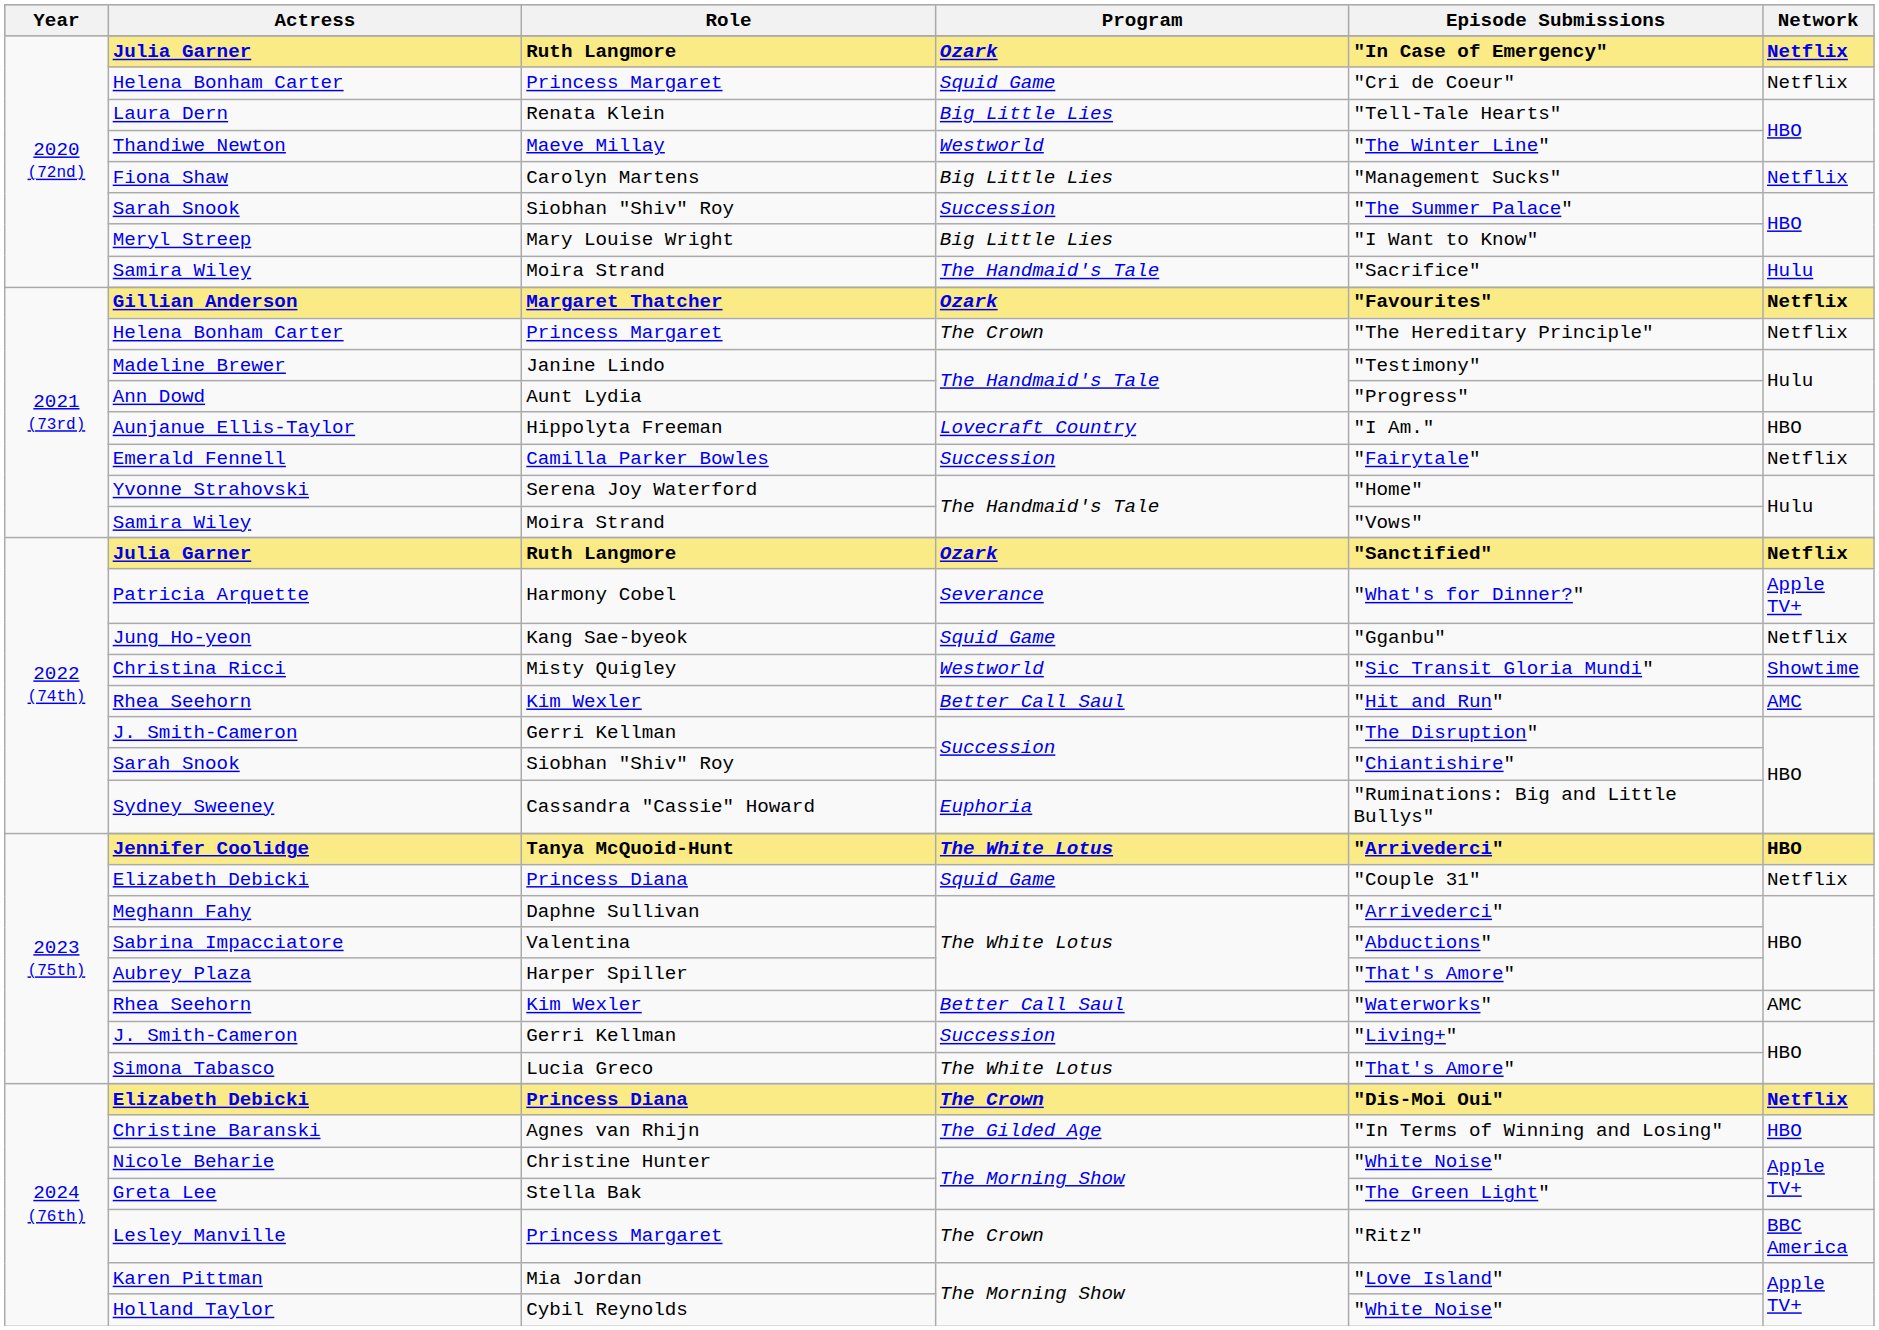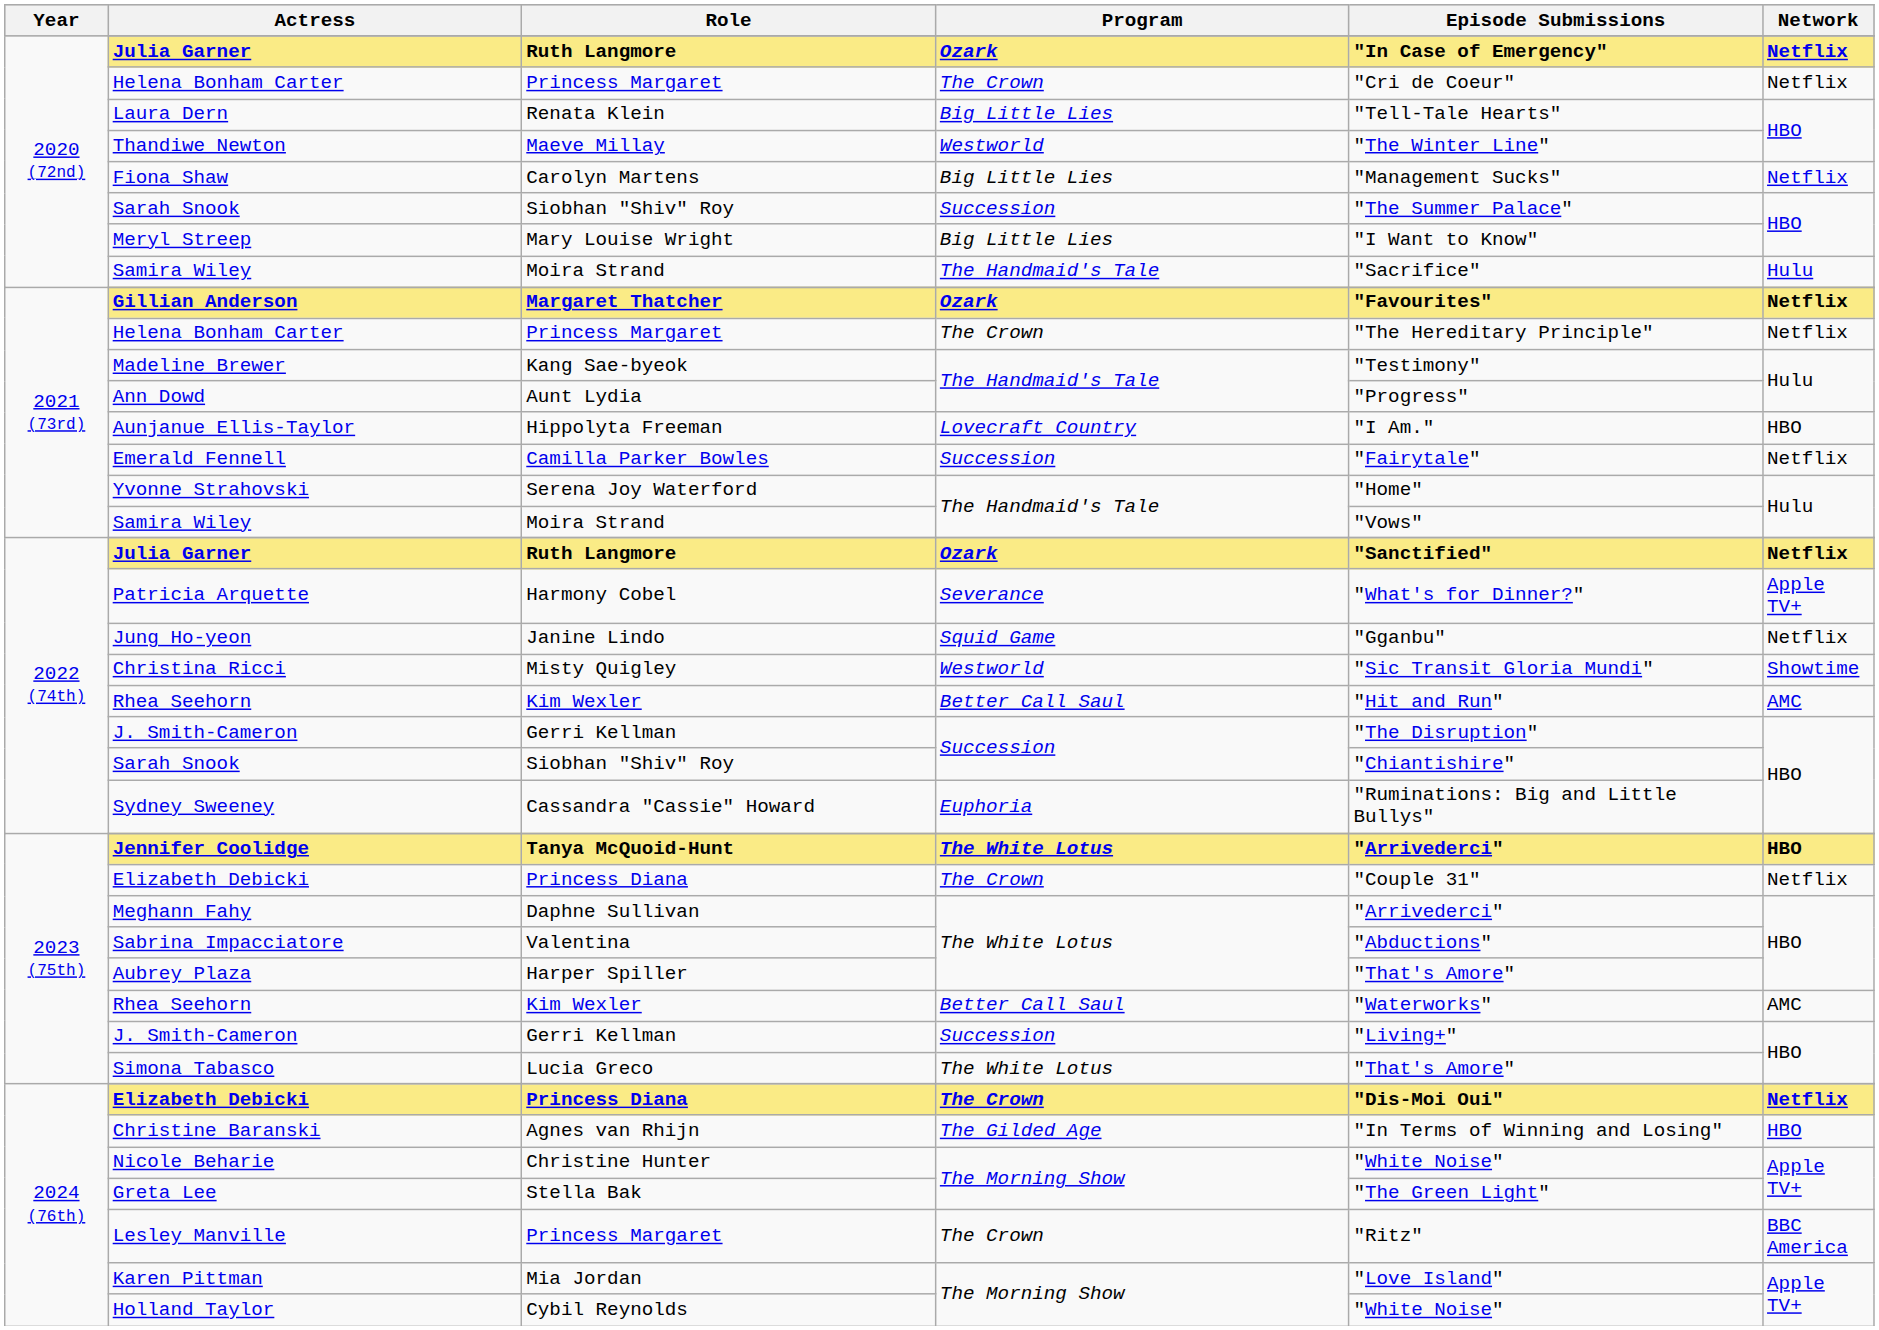(998, 83) Squid Game -> (992, 83) The Crown
(596, 365) Janine Lindo -> (607, 365) Kang Sae-byeok
(607, 638) Kang Sae-byeok -> (596, 638) Janine Lindo
(998, 880) Squid Game -> (992, 880) The Crown
